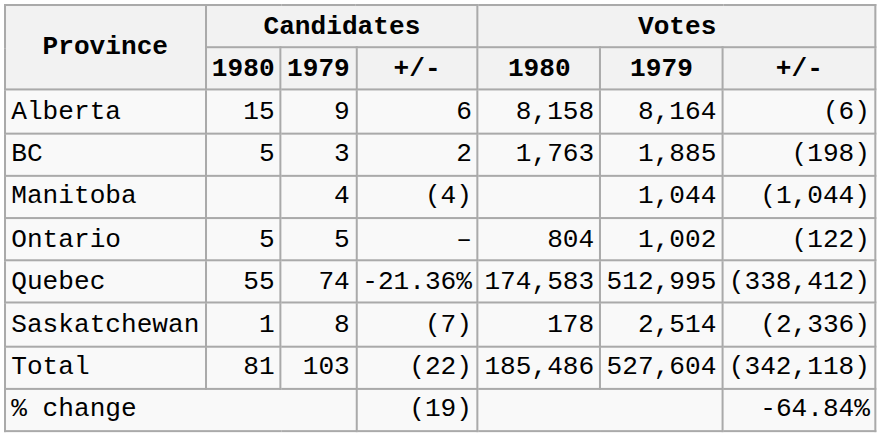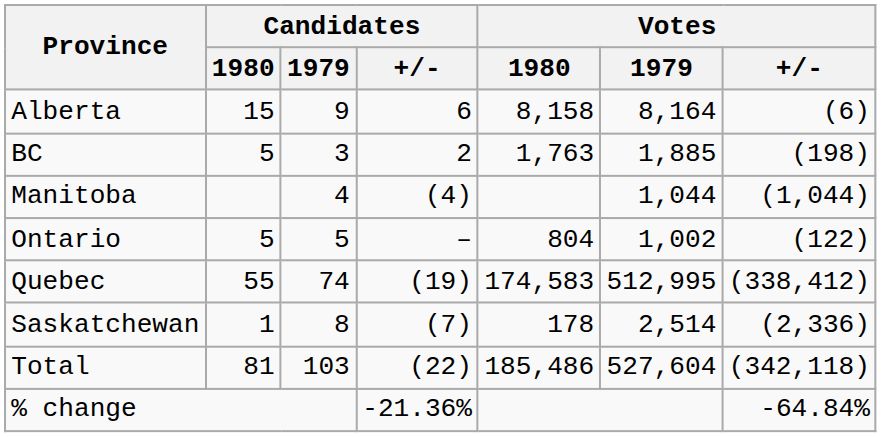(417, 282) -21.36% -> (441, 282) (19)
(441, 410) (19) -> (417, 410) -21.36%
